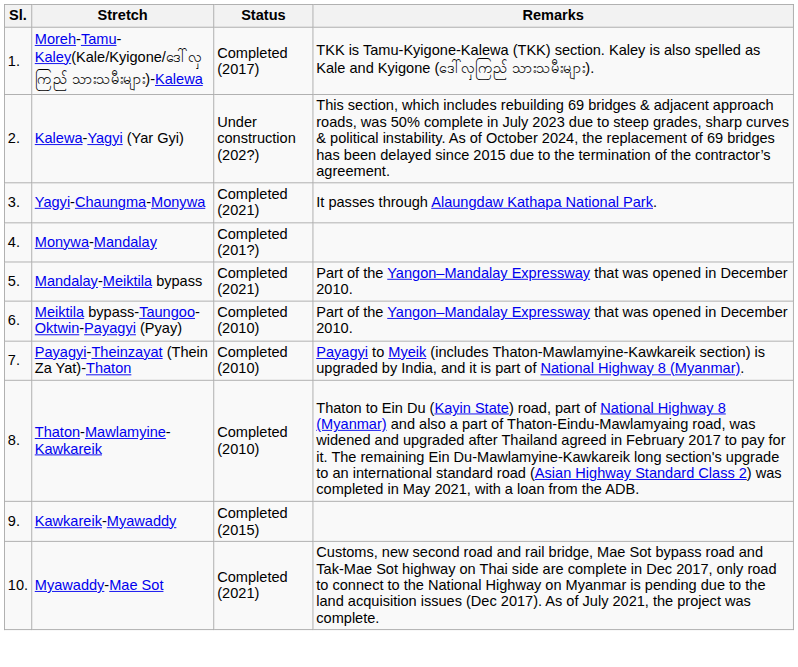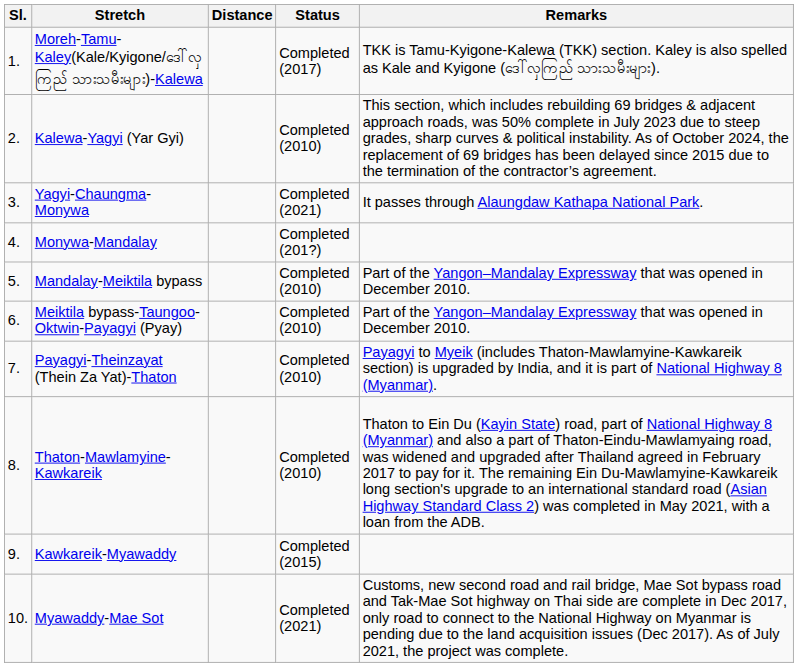+ column: (242, 16)
(256, 138) Under construction (202?) -> (314, 138) Completed (2010)
(252, 281) Completed (2021) -> (314, 281) Completed (2010)
